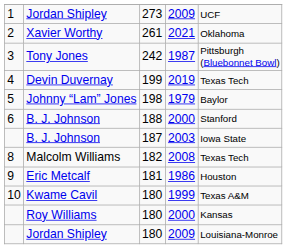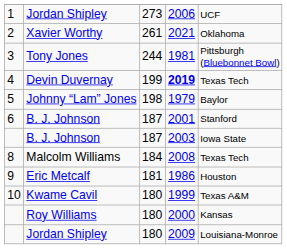(182, 14) 2009 -> (182, 14) 2006
(152, 56) 242 -> (152, 56) 244
(182, 56) 1987 -> (182, 56) 1981
(182, 80) normal -> (182, 80) bold
(152, 118) 188 -> (152, 118) 187
(182, 118) 2000 -> (182, 118) 2001
(152, 157) 182 -> (152, 157) 184
